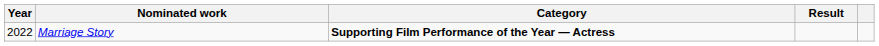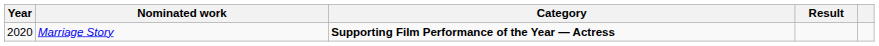(20, 31) 2022 -> (20, 31) 2020
